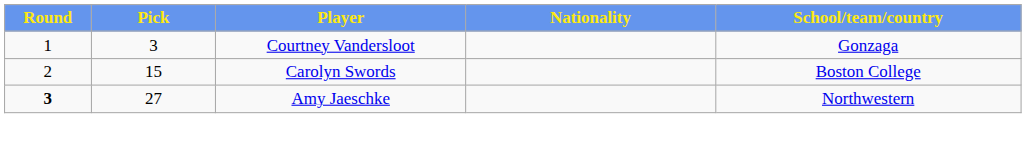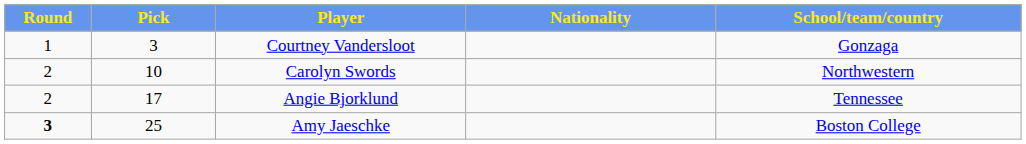(153, 71) 15 -> (153, 71) 10
(868, 71) Boston College -> (868, 71) Northwestern
+ row: (341, 98)
(153, 98) 27 -> (153, 125) 25
(868, 98) Northwestern -> (868, 125) Boston College
